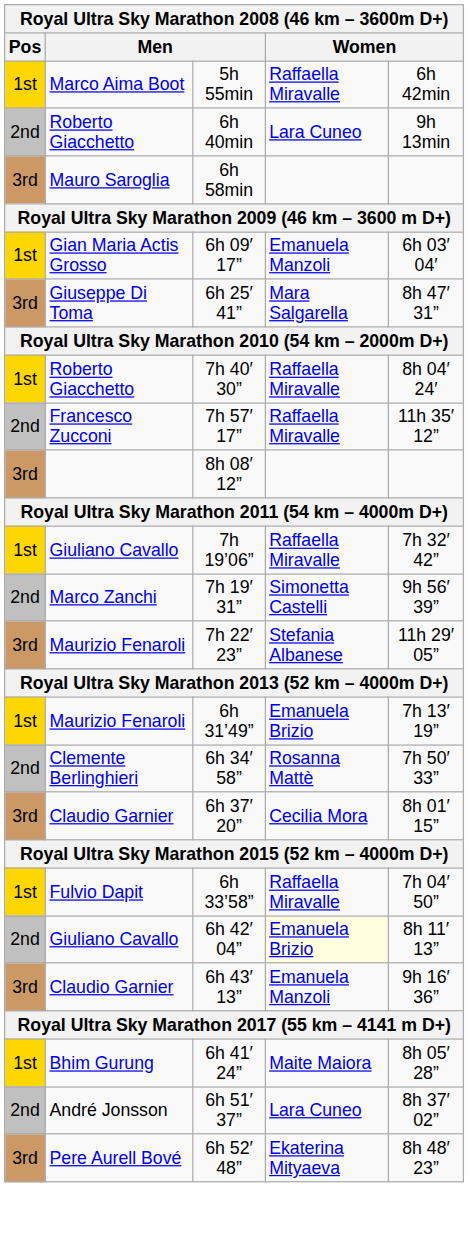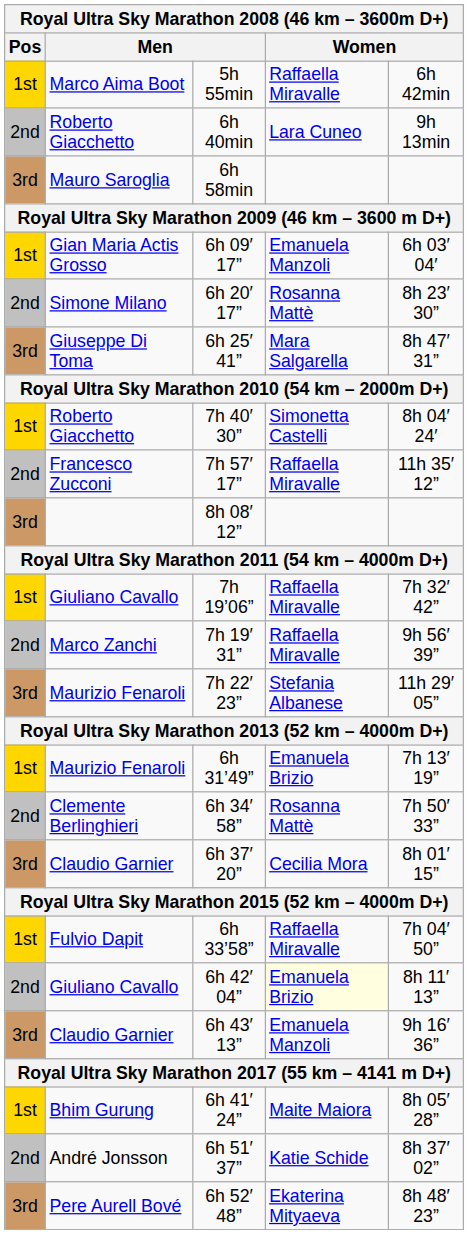+ row: (229, 303)
(305, 379) Raffaella Miravalle -> (309, 427) Simonetta Castelli
(309, 598) Simonetta Castelli -> (305, 645) Raffaella Miravalle
(315, 1111) Lara Cuneo -> (319, 1158) Katie Schide
